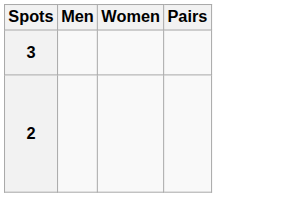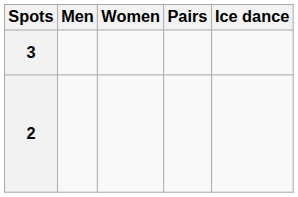+ column: (252, 17)
